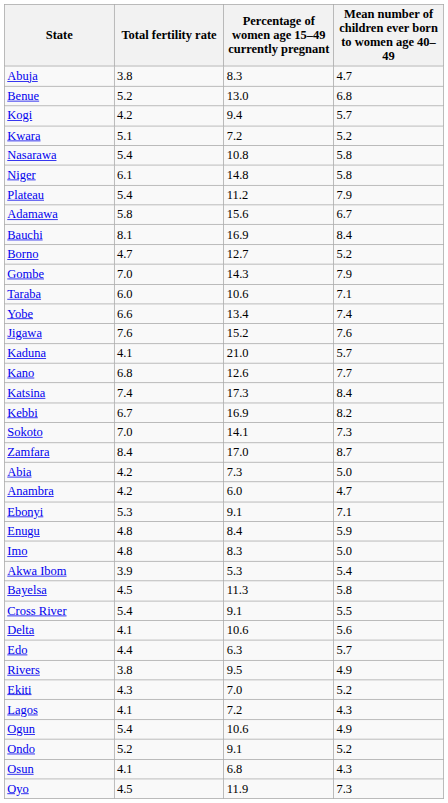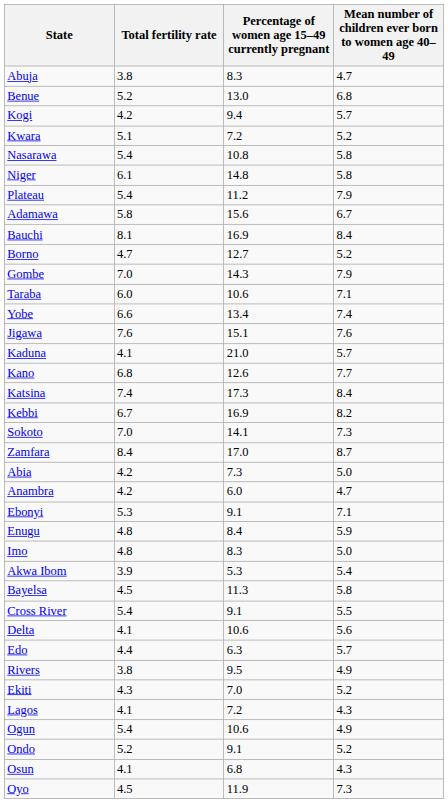(238, 333) 15.2 -> (238, 333) 15.1
